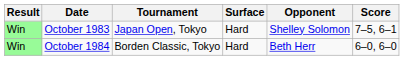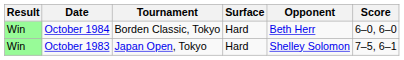rows swapped: (77, 30) <-> (77, 47)
